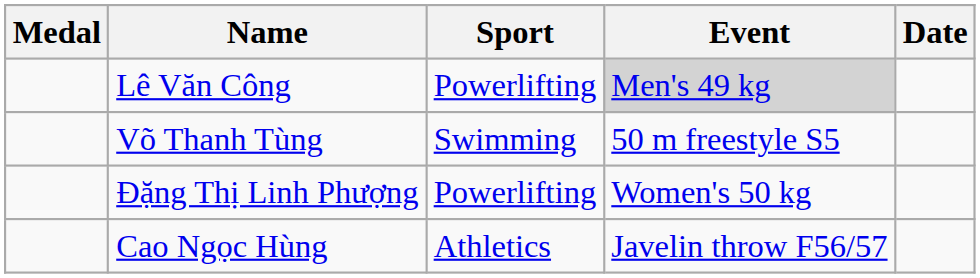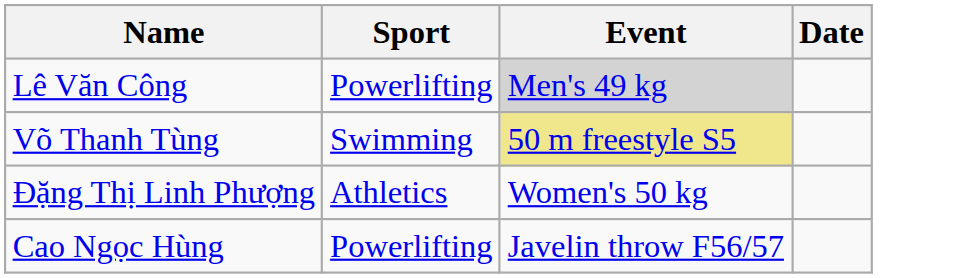- column: (57, 31)
(725, 138) no background -> (622, 138) khaki background
(515, 192) Powerlifting -> (389, 192) Athletics
(492, 246) Athletics -> (411, 246) Powerlifting
